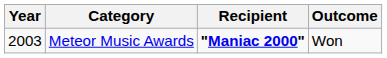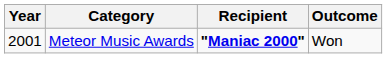(25, 40) 2003 -> (25, 40) 2001
